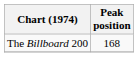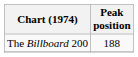(112, 43) 168 -> (112, 43) 188
